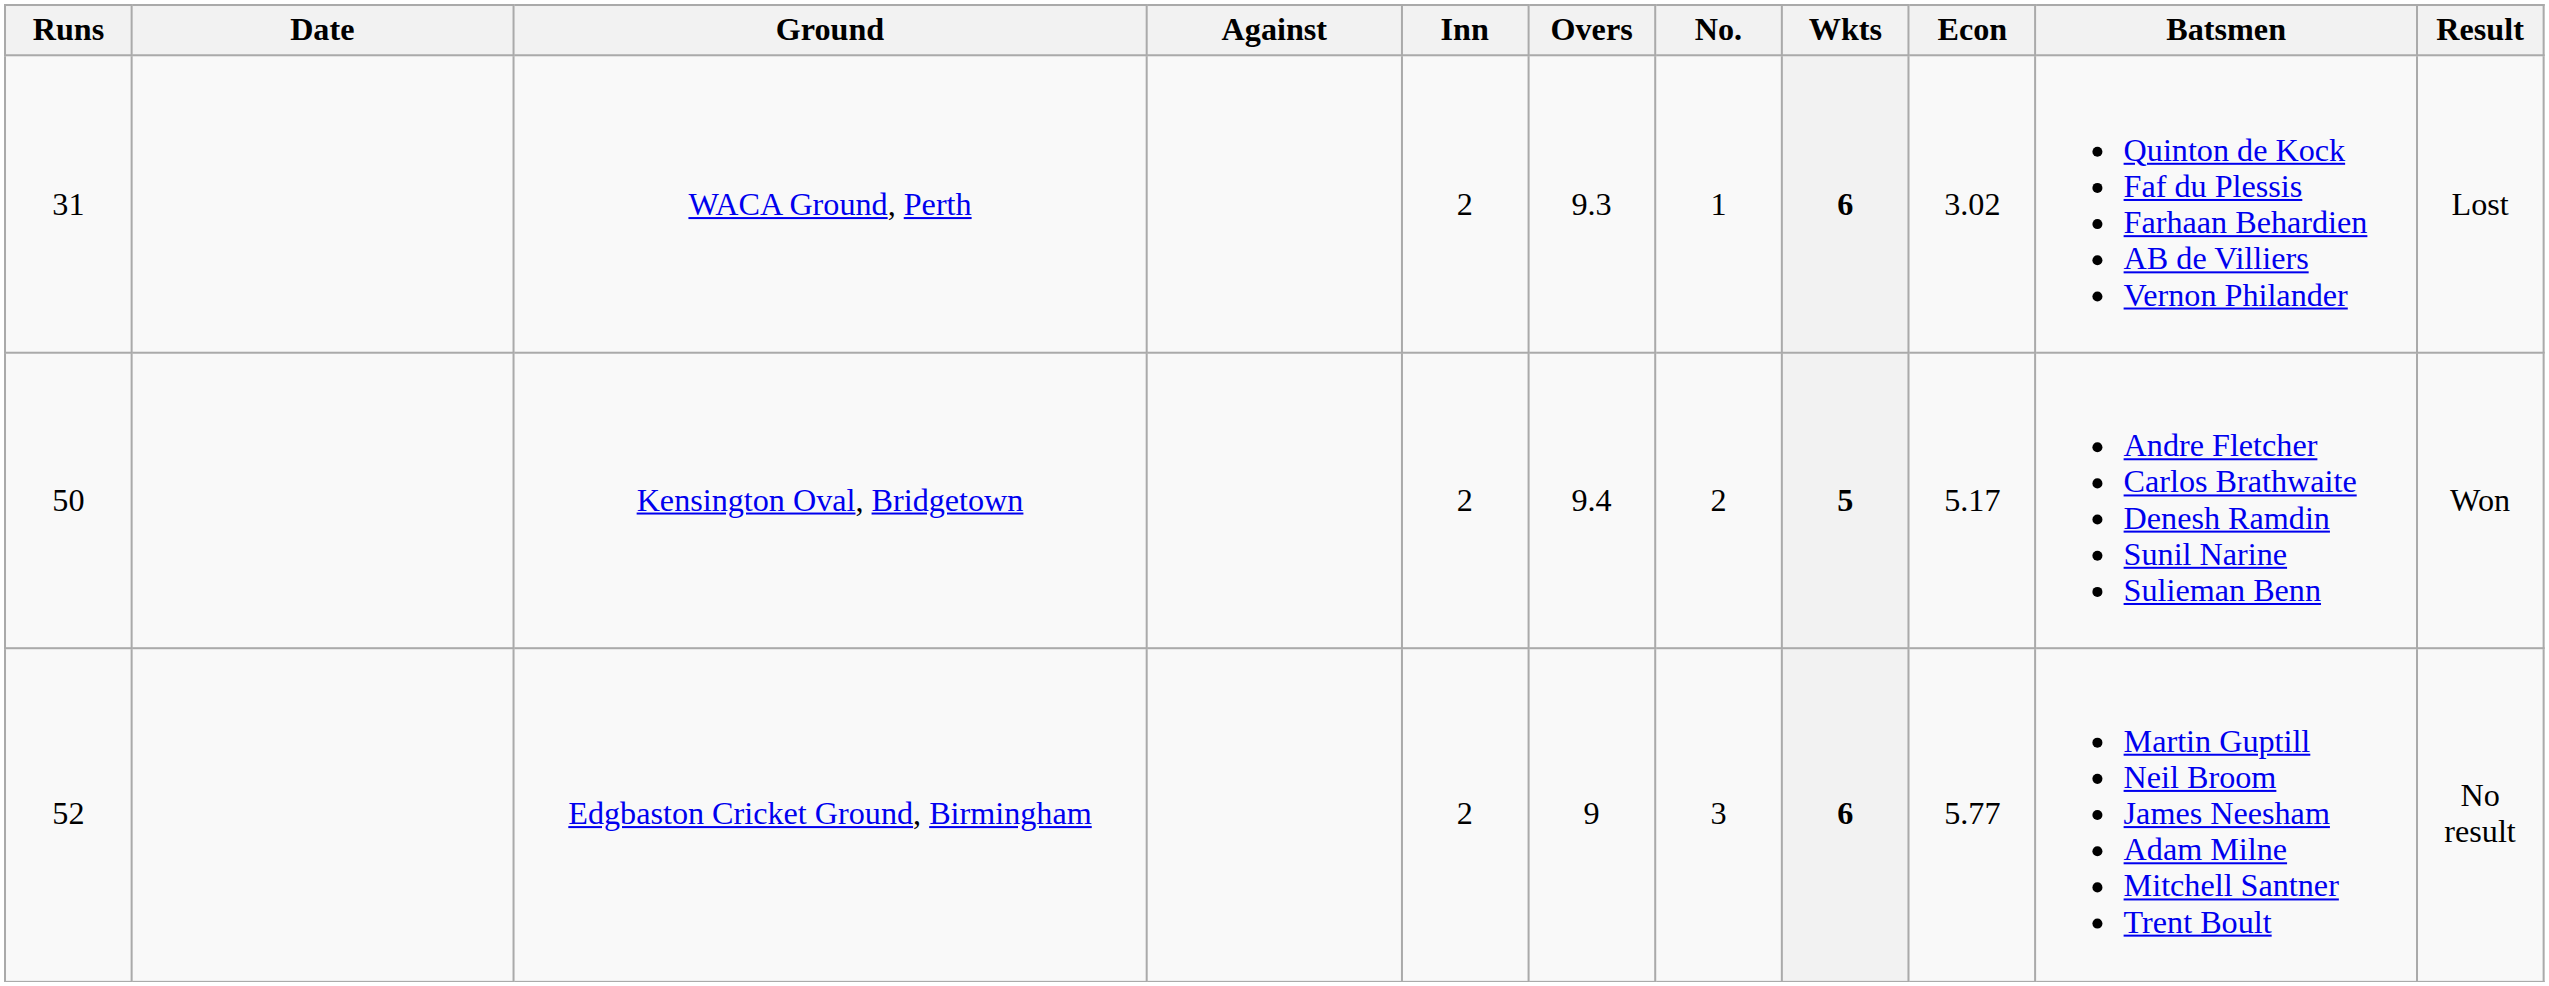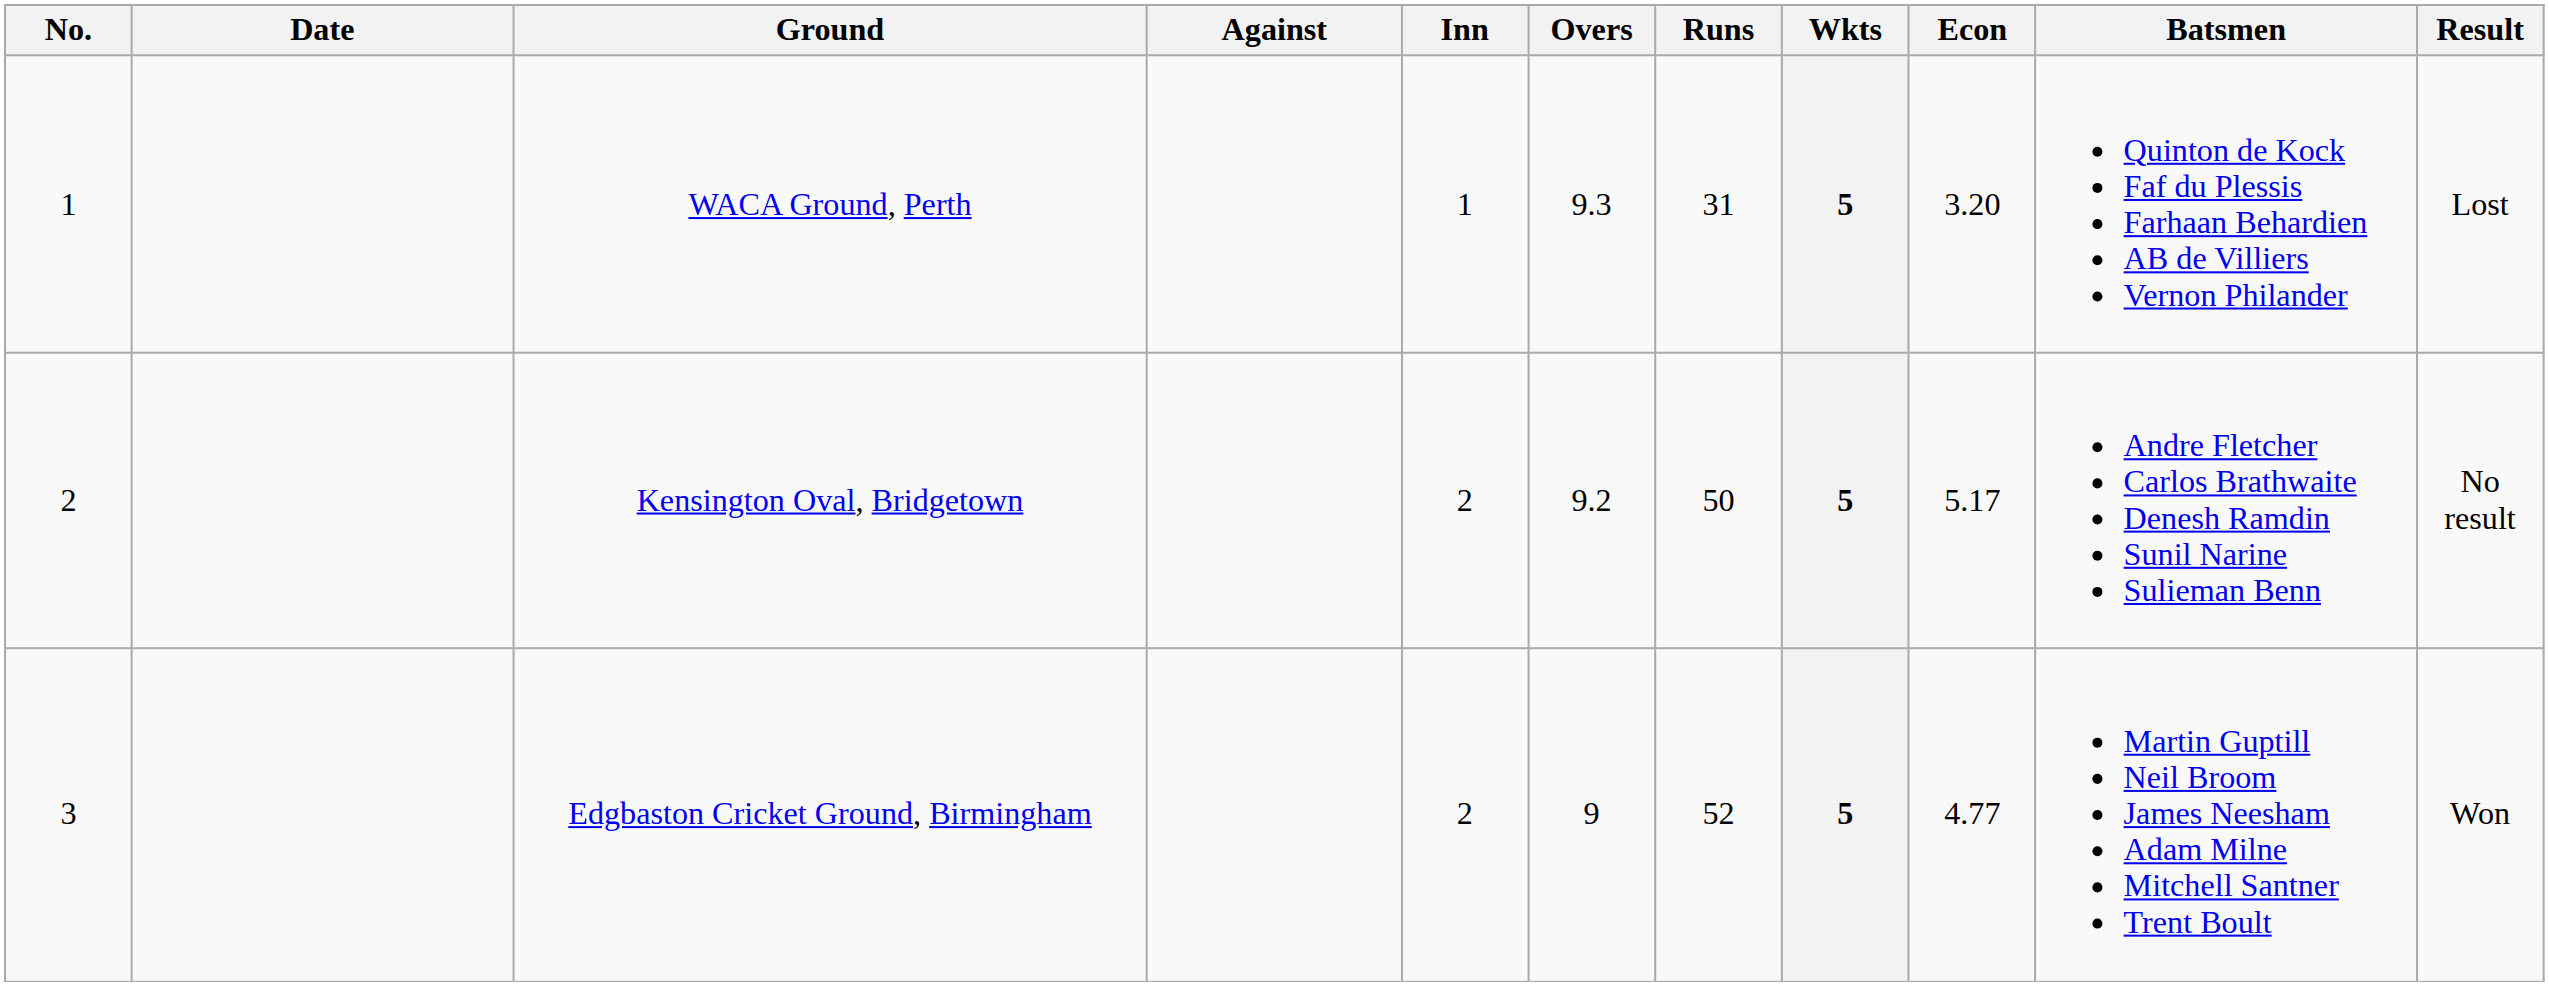columns swapped: (1718, 30) <-> (68, 30)
(1465, 203) 2 -> (1465, 203) 1
(1845, 203) 6 -> (1845, 203) 5
(1972, 203) 3.02 -> (1972, 203) 3.20
(1592, 499) 9.4 -> (1592, 499) 9.2
(2480, 499) Won -> (2480, 499) No result
(1845, 814) 6 -> (1845, 814) 5
(1972, 814) 5.77 -> (1972, 814) 4.77
(2480, 814) No result -> (2480, 814) Won
